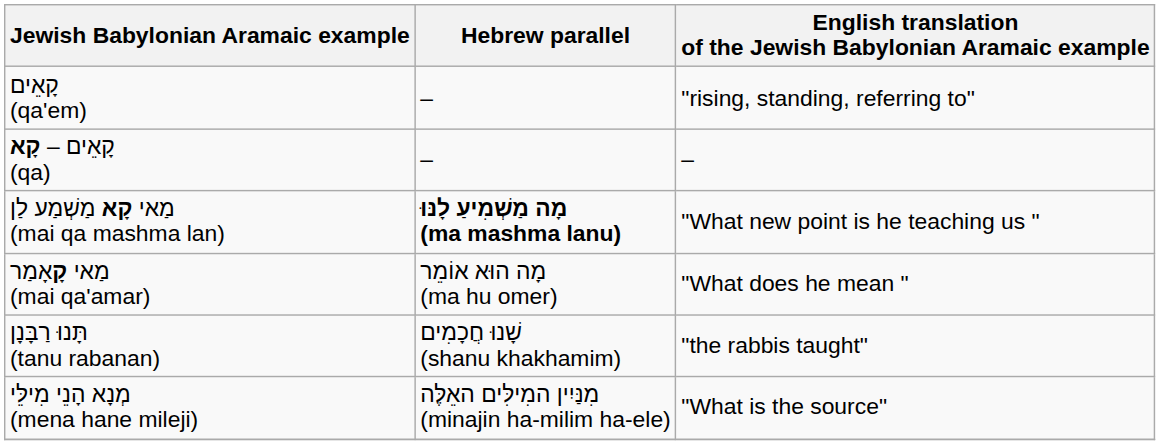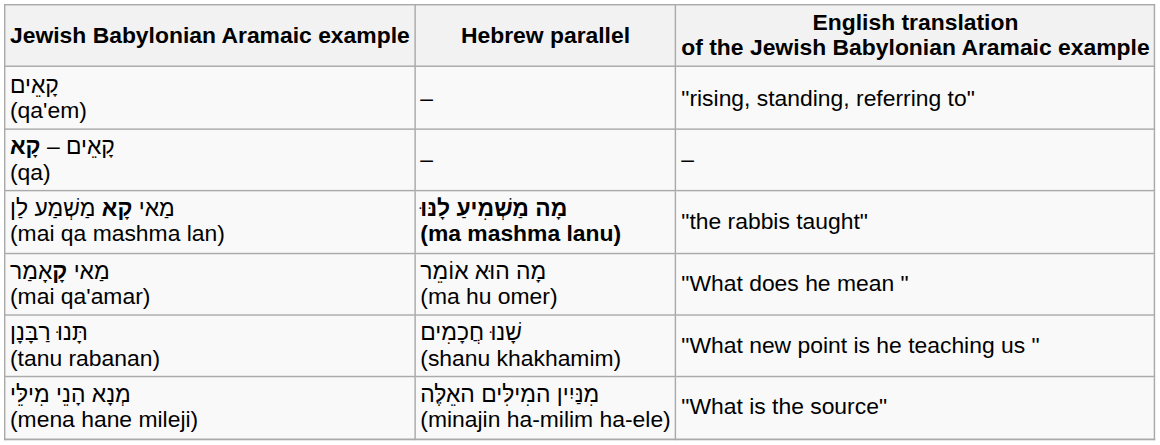(860, 221) "What new point is he teaching us " -> (775, 221) "the rabbis taught"
(775, 345) "the rabbis taught" -> (860, 345) "What new point is he teaching us "
